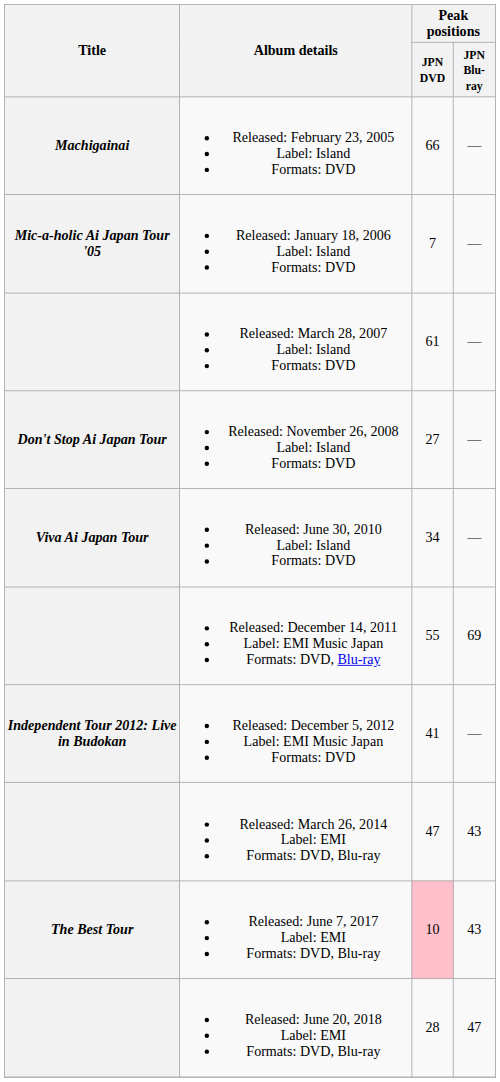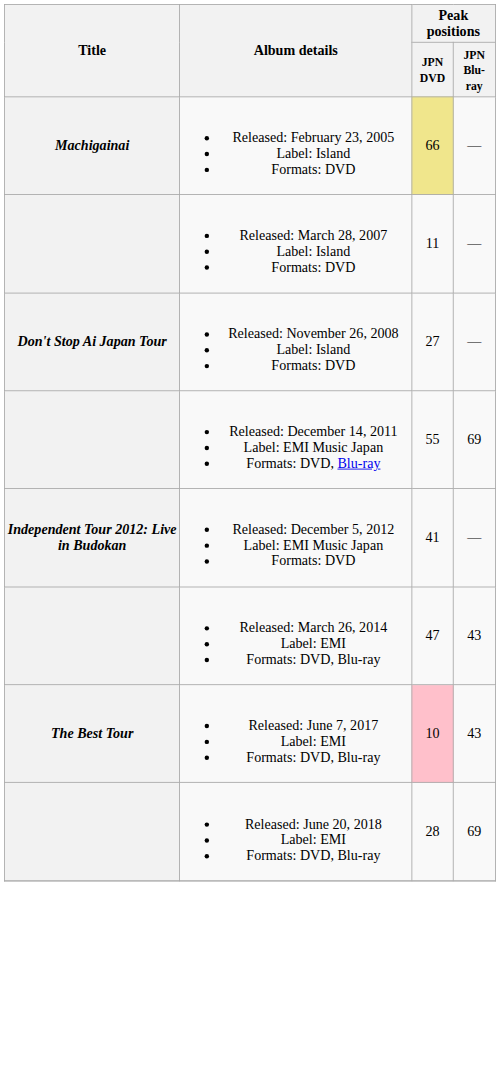(433, 145) no background -> (433, 145) khaki background
- row: (296, 252)
(433, 341) 61 -> (433, 243) 11
- row: (296, 546)
(474, 1027) 47 -> (474, 831) 69
